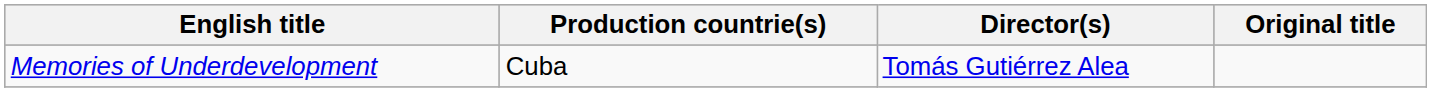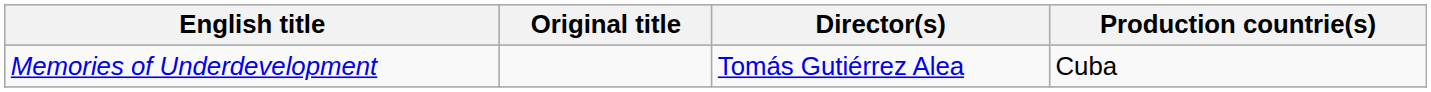columns swapped: (1320, 24) <-> (688, 24)
